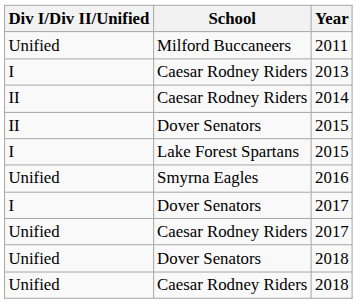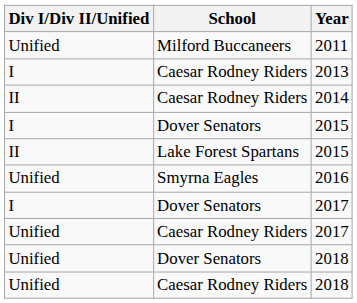(14, 125) II -> (11, 125) I
(11, 151) I -> (14, 151) II
